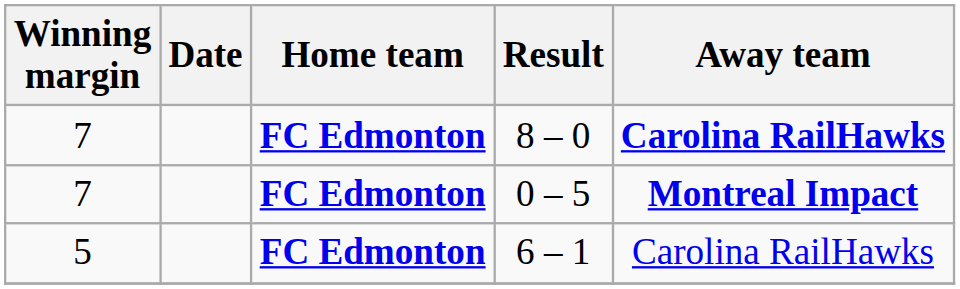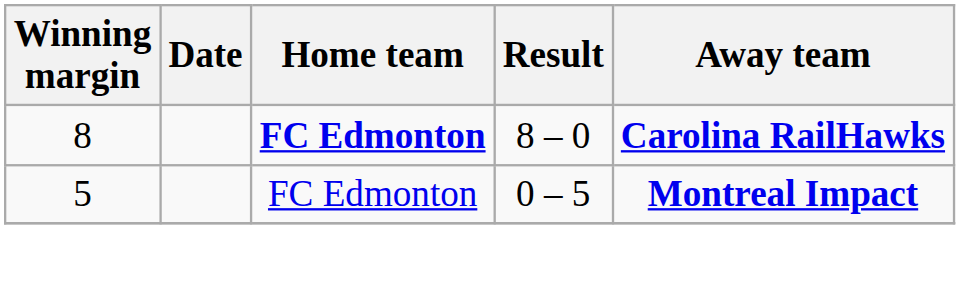(82, 134) 7 -> (82, 134) 8
(82, 193) 7 -> (82, 193) 5
(373, 193) bold -> (373, 193) normal
- row: (553, 252)
